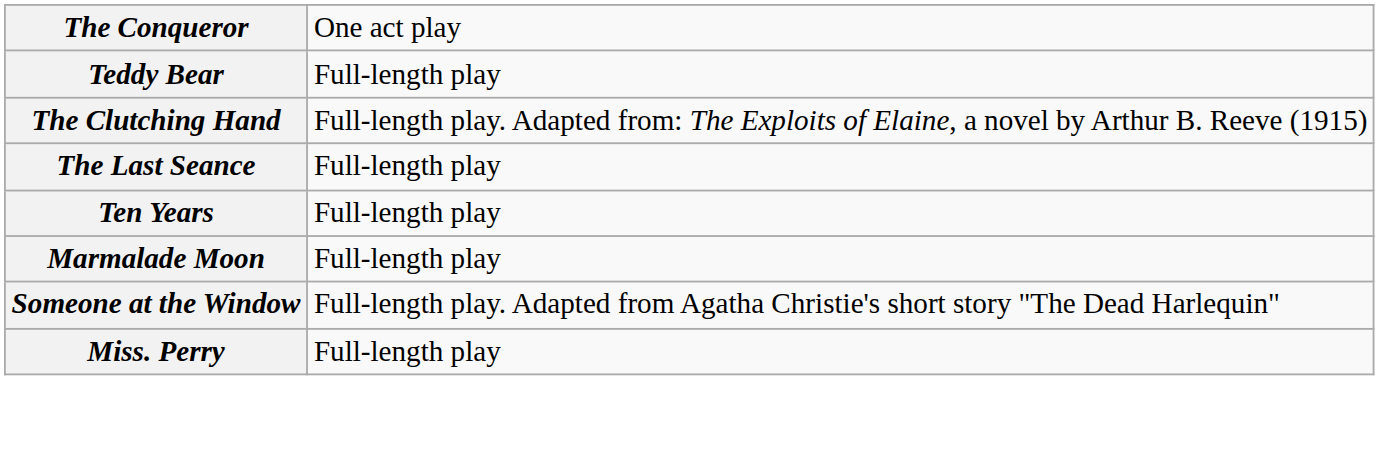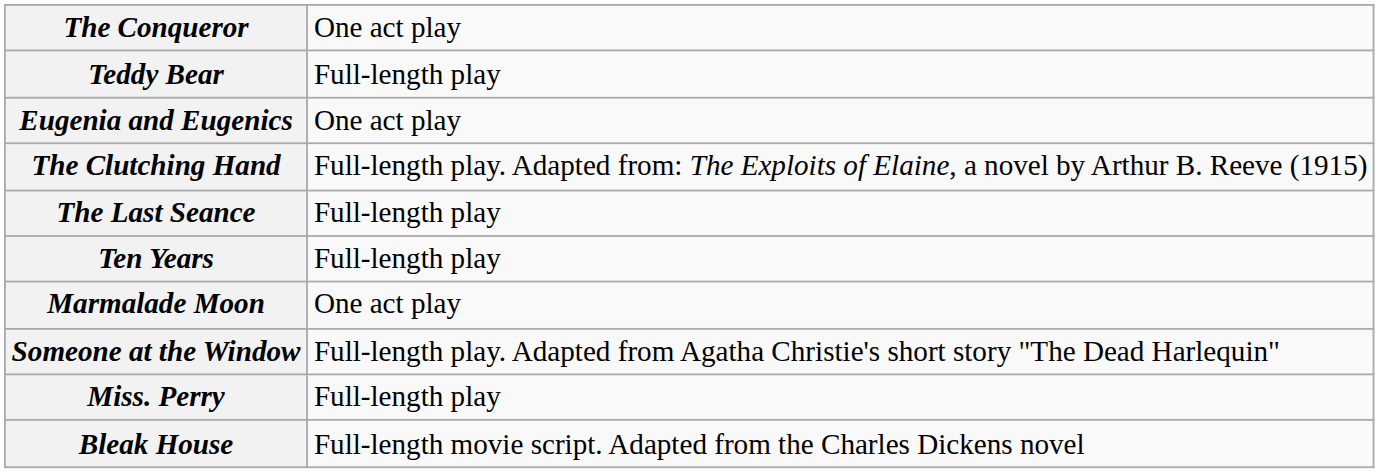+ row: (156, 119)
(407, 258) Full-length play -> (387, 304) One act play
+ row: (156, 443)
